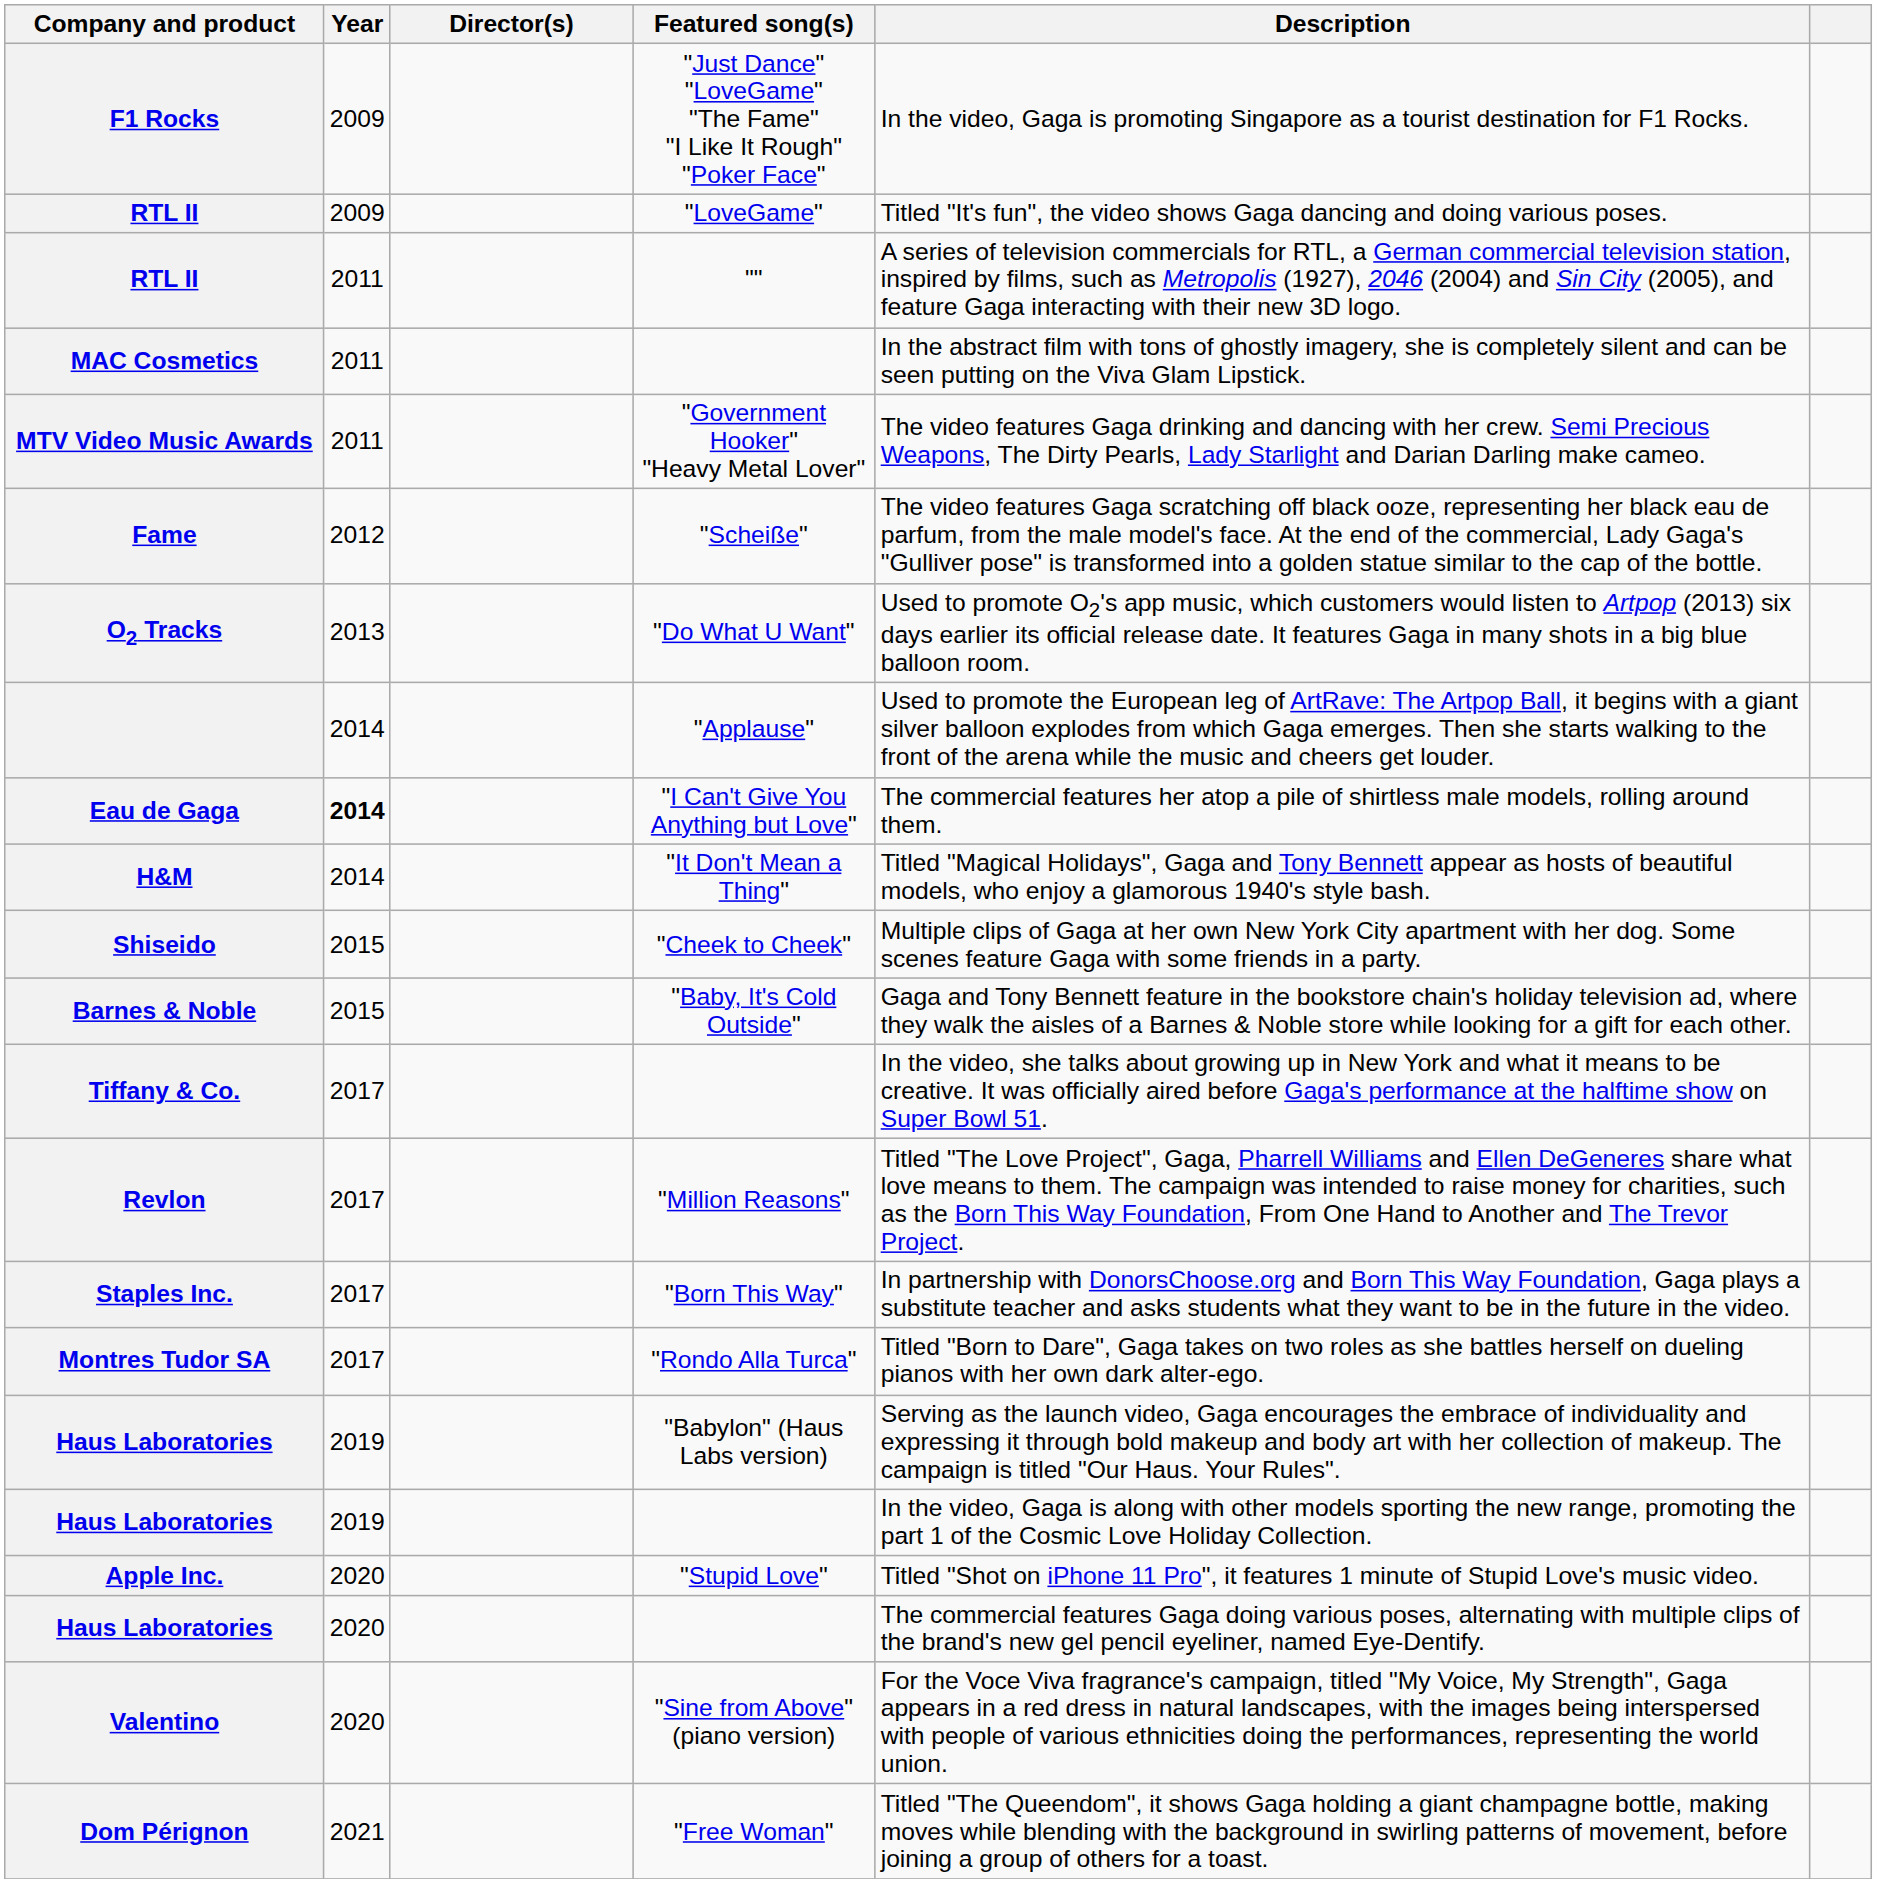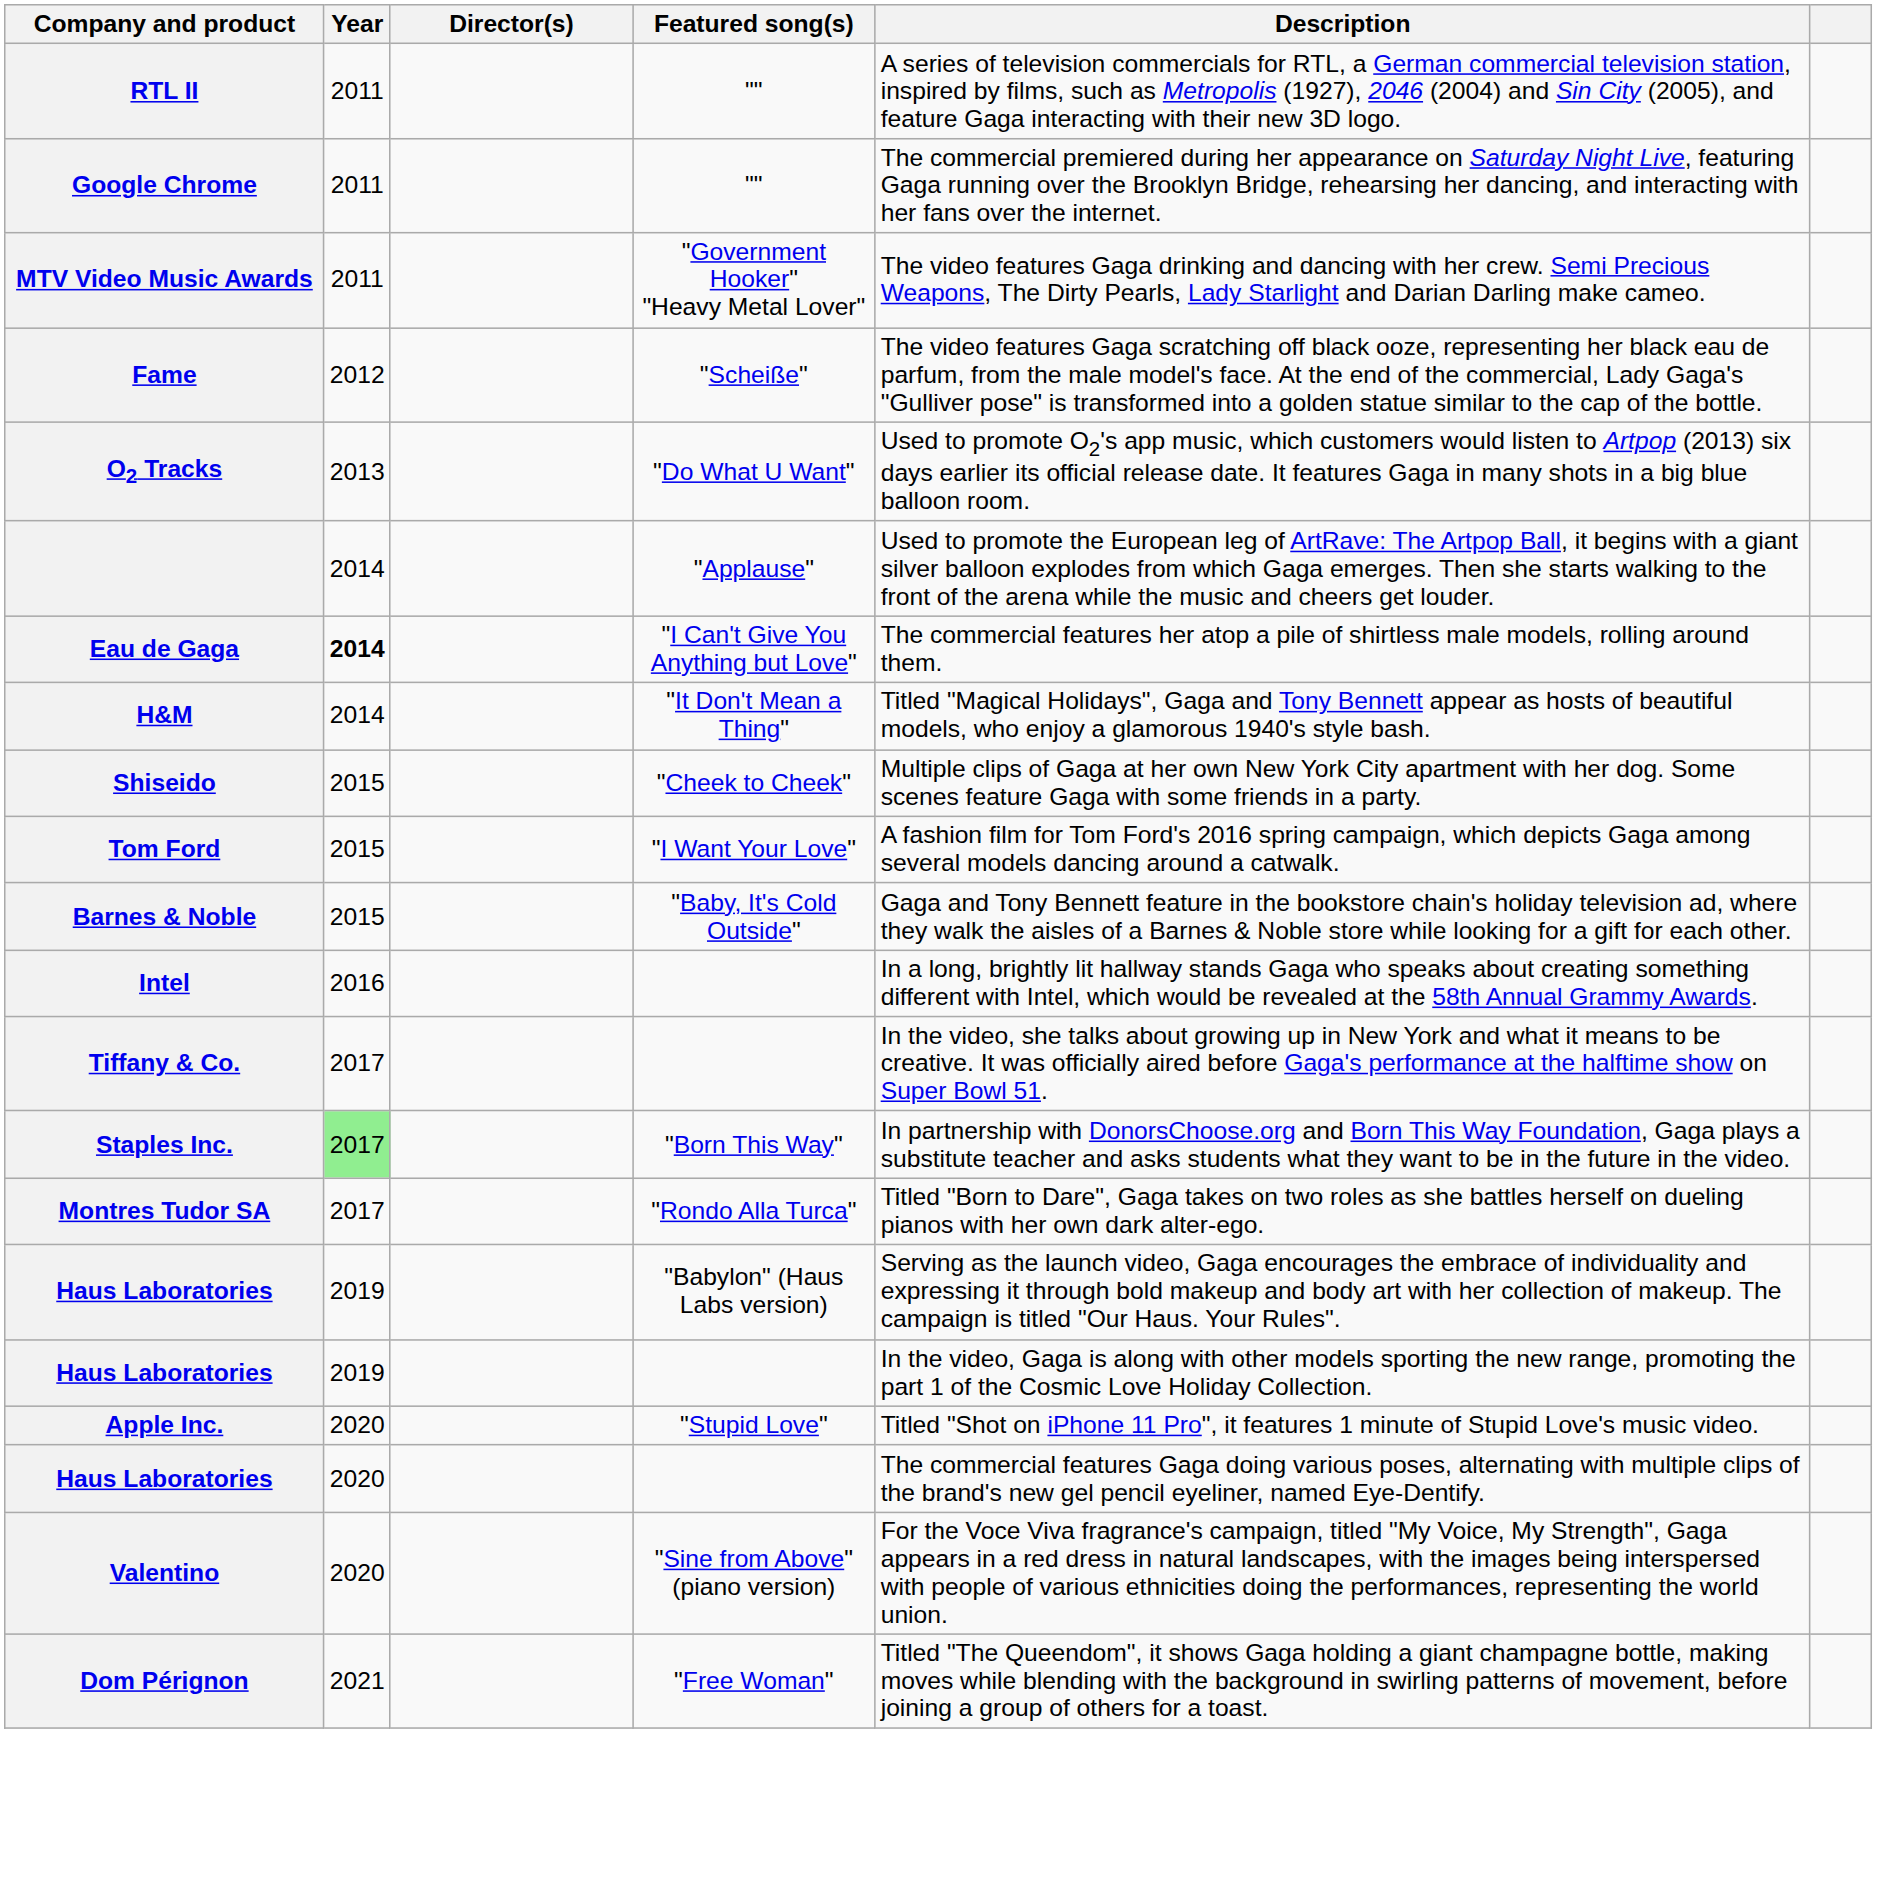- row: (164, 118)
- row: (164, 213)
- row: (164, 360)
+ row: (164, 185)
+ row: (164, 849)
+ row: (164, 982)
- row: (164, 1199)
(357, 1294) no background -> (357, 1144) lightgreen background
